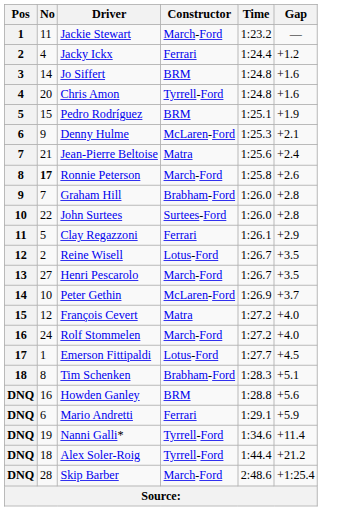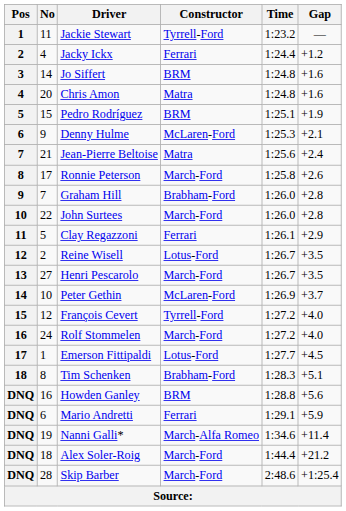(193, 34) March-Ford -> (193, 34) Tyrrell-Ford
(193, 94) Tyrrell-Ford -> (178, 94) Matra
(46, 175) bold -> (46, 175) normal
(195, 215) Surtees-Ford -> (193, 215) March-Ford
(178, 315) Matra -> (193, 315) Tyrrell-Ford
(193, 435) Tyrrell-Ford -> (211, 435) March-Alfa Romeo
(193, 455) Tyrrell-Ford -> (193, 455) March-Ford
